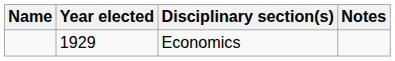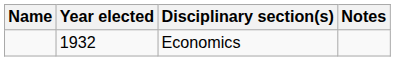(78, 42) 1929 -> (78, 42) 1932
